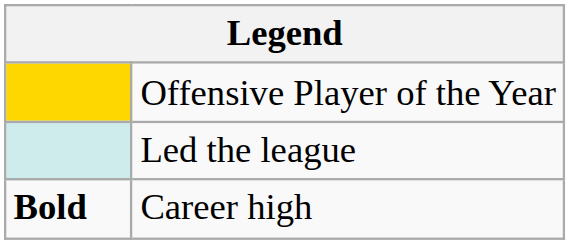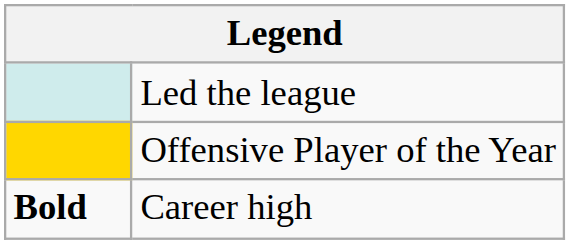rows swapped: (348, 91) <-> (248, 149)
